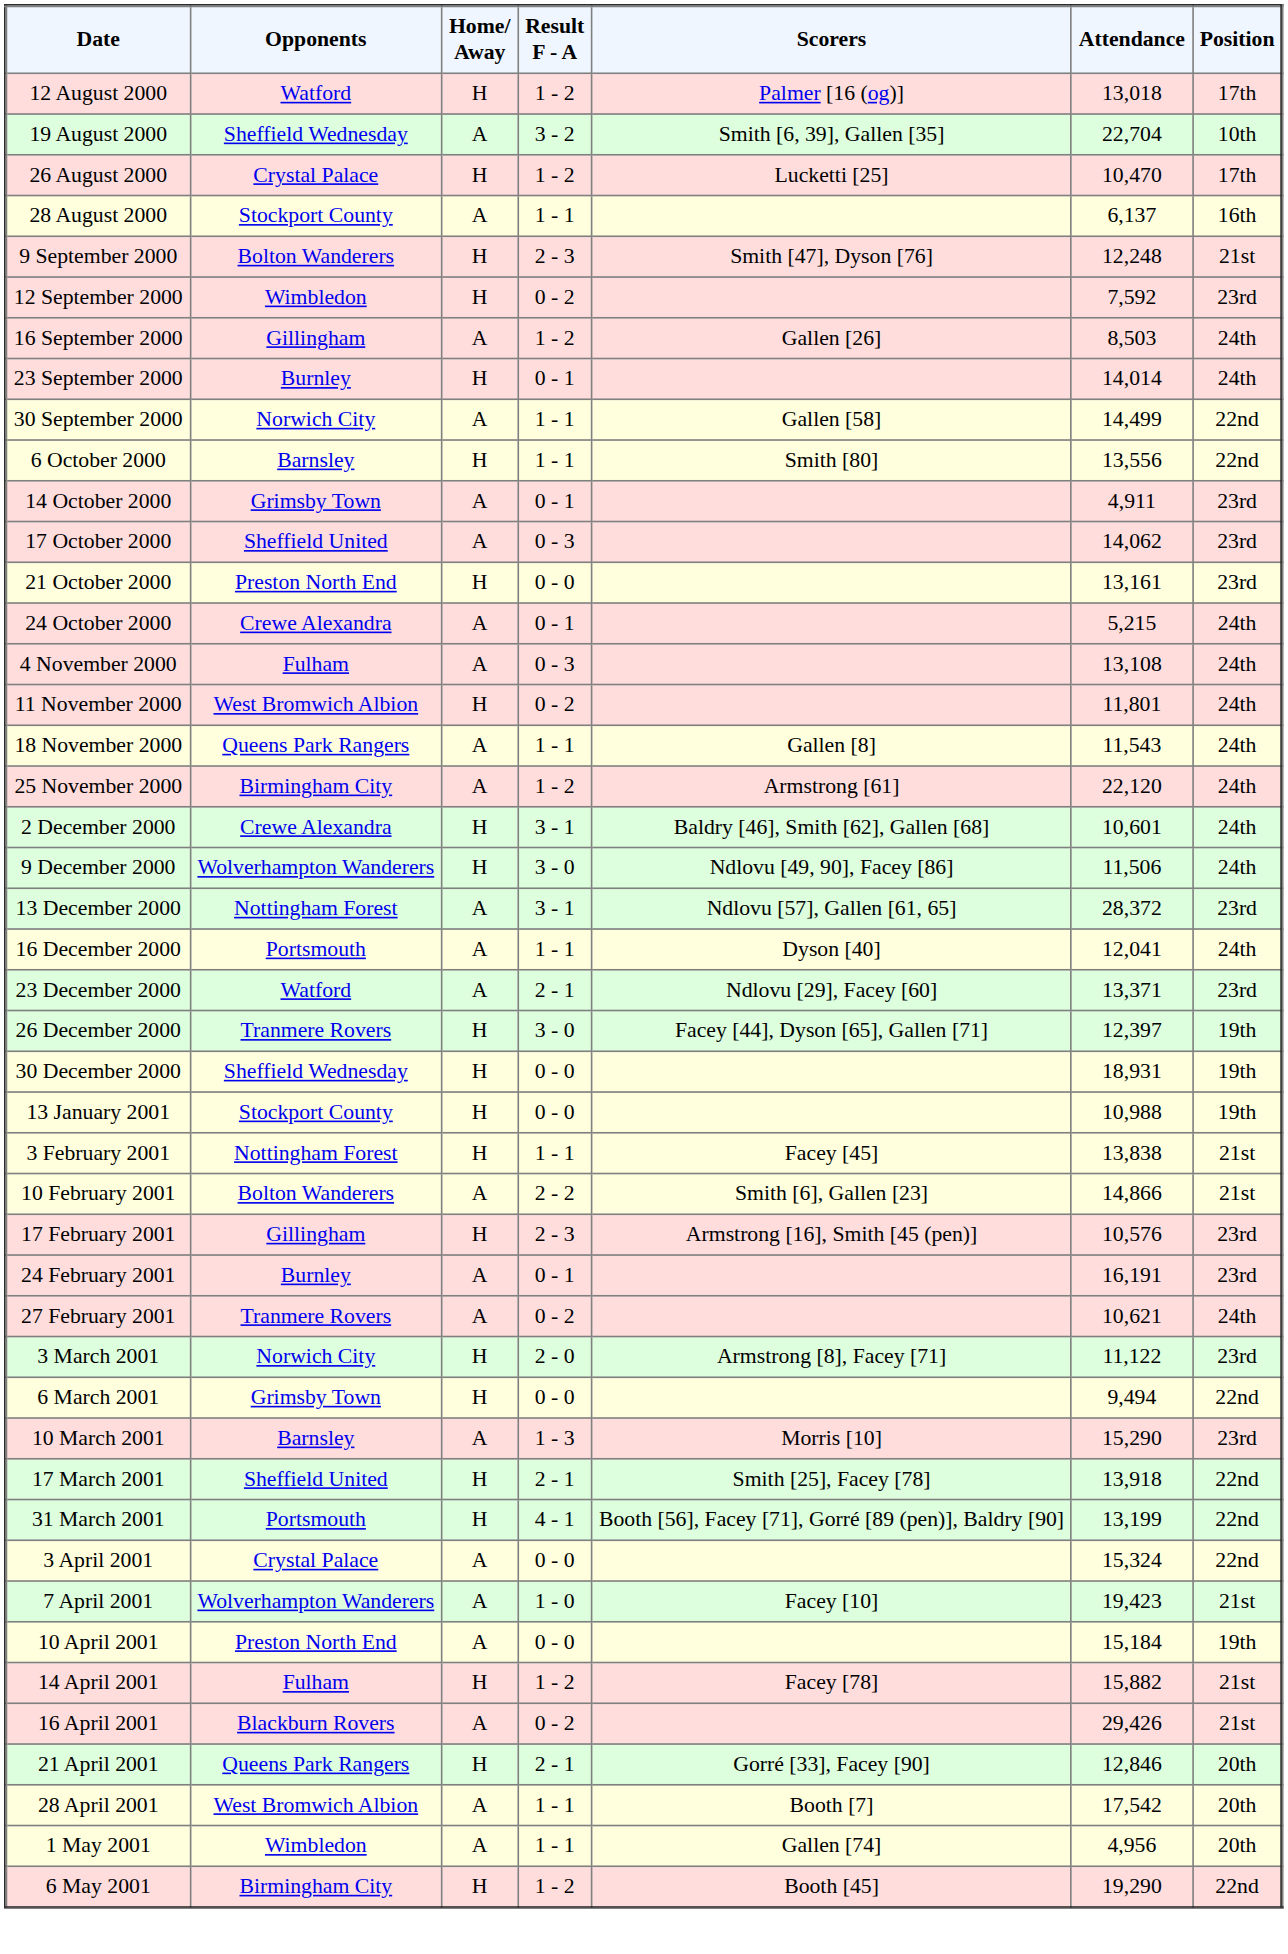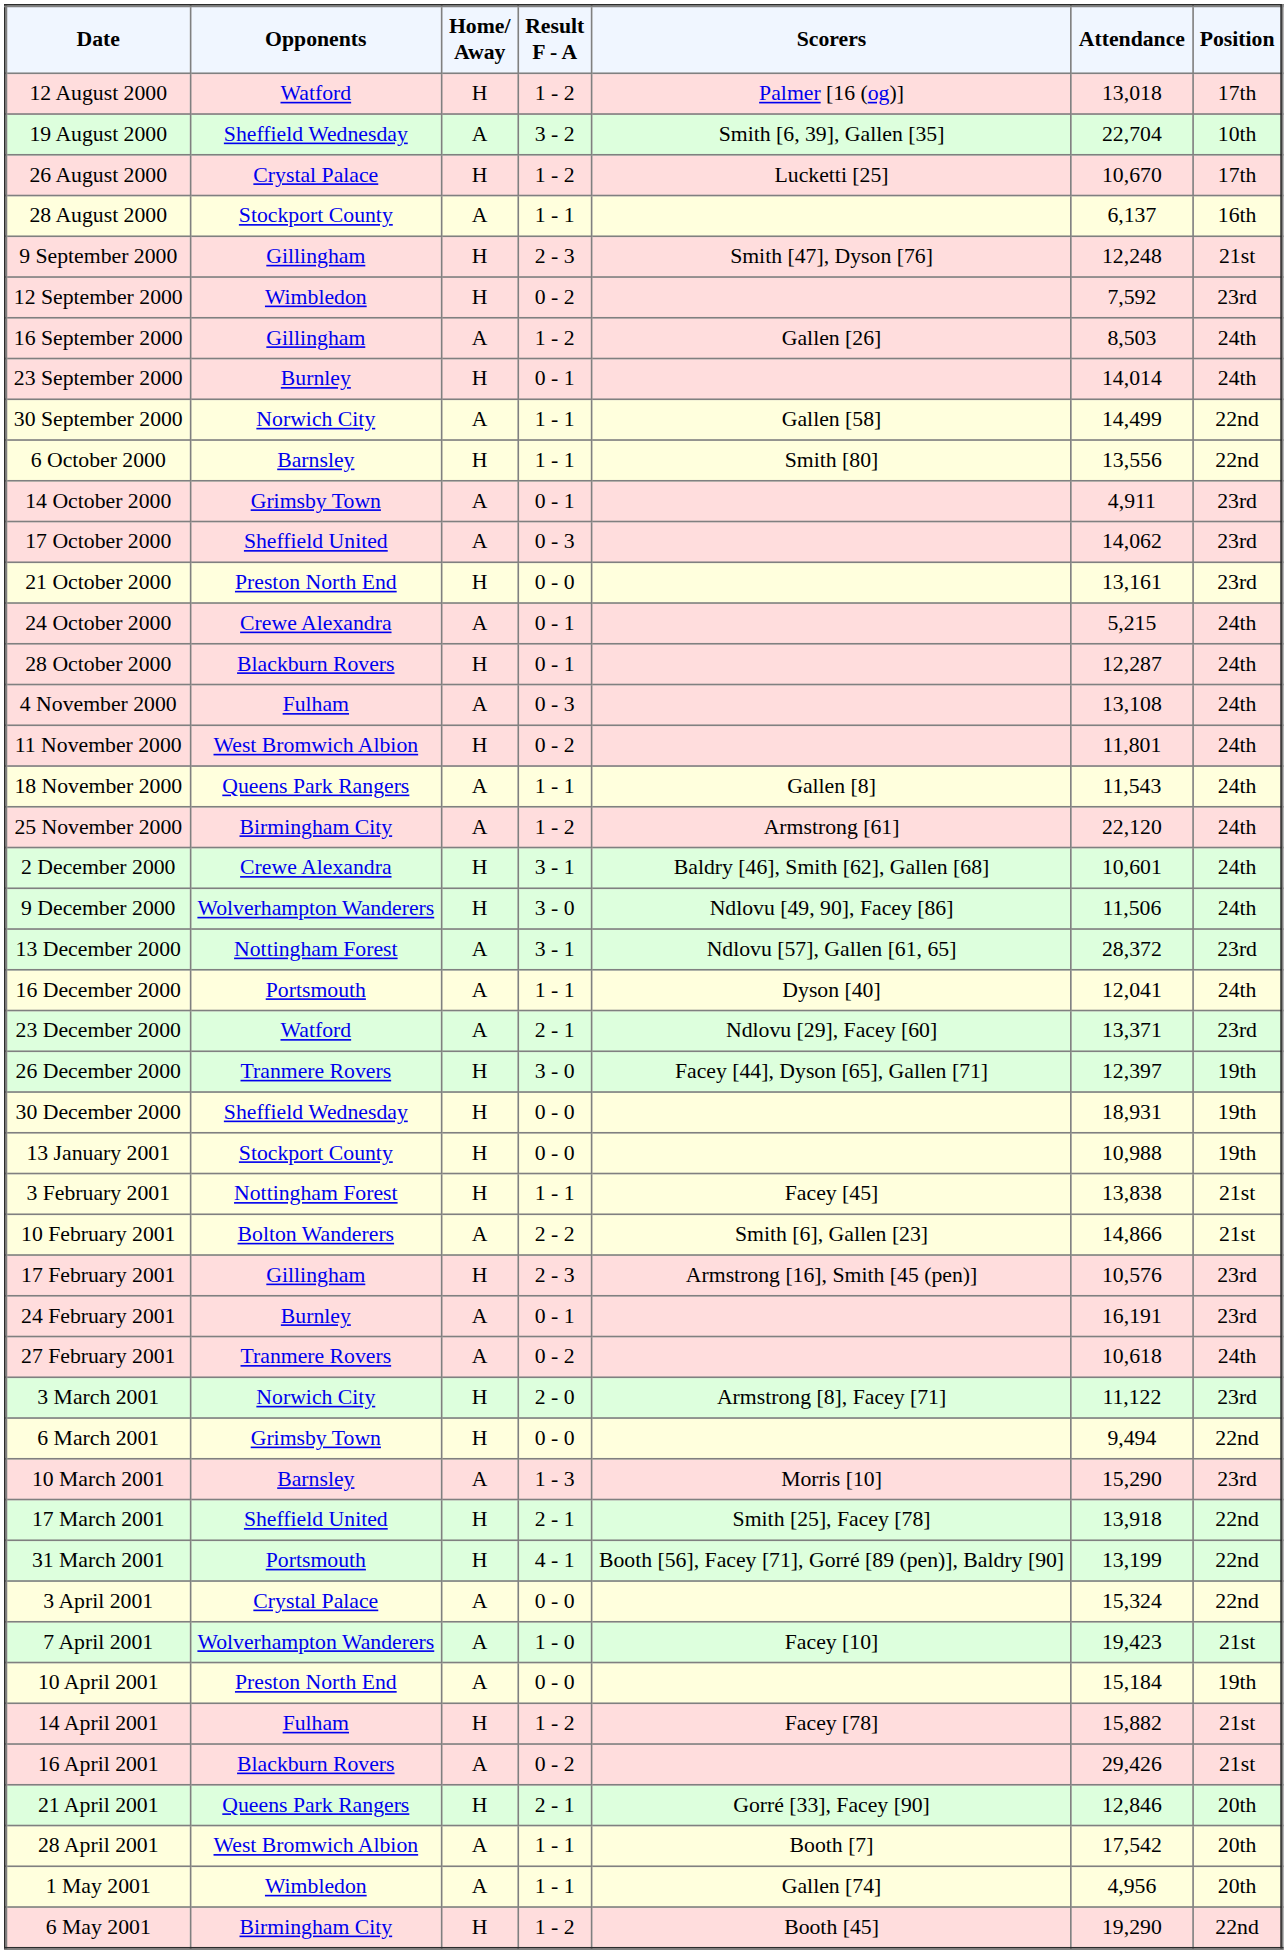(1132, 174) 10,470 -> (1132, 174) 10,670
(316, 256) Bolton Wanderers -> (316, 256) Gillingham
+ row: (98, 663)
(1132, 1315) 10,621 -> (1132, 1356) 10,618
